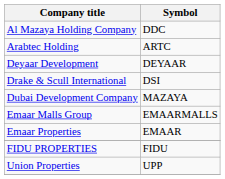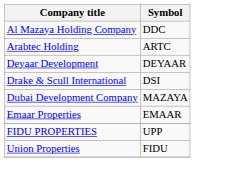- row: (49, 115)
(155, 149) FIDU -> (153, 132) UPP
(153, 166) UPP -> (155, 149) FIDU
